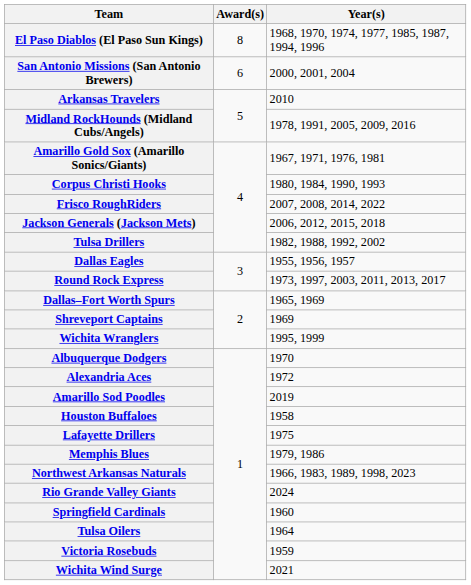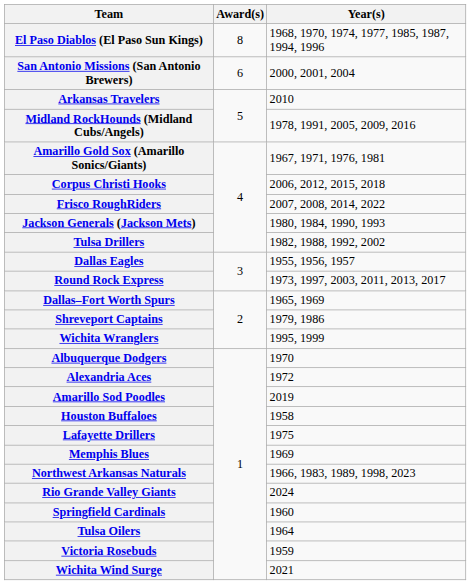(327, 184) 1980, 1984, 1990, 1993 -> (327, 184) 2006, 2012, 2015, 2018
(327, 223) 2006, 2012, 2015, 2018 -> (327, 223) 1980, 1984, 1990, 1993
(282, 319) 1969 -> (297, 319) 1979, 1986
(297, 454) 1979, 1986 -> (282, 454) 1969
